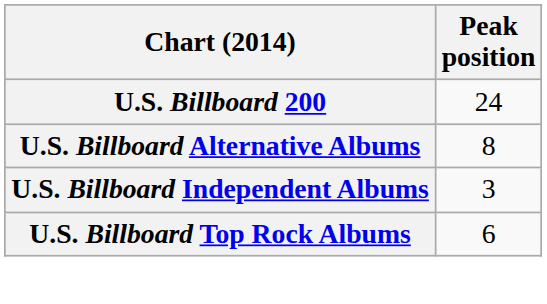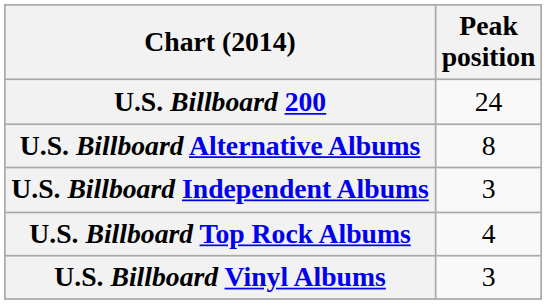(489, 233) 6 -> (489, 233) 4
+ row: (220, 277)
